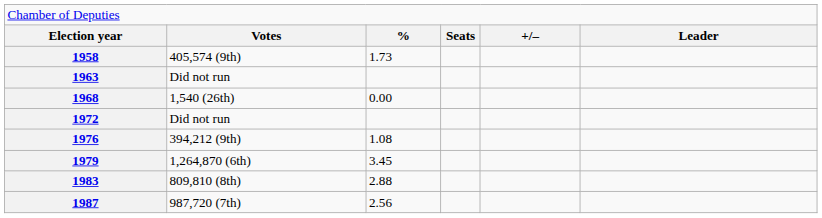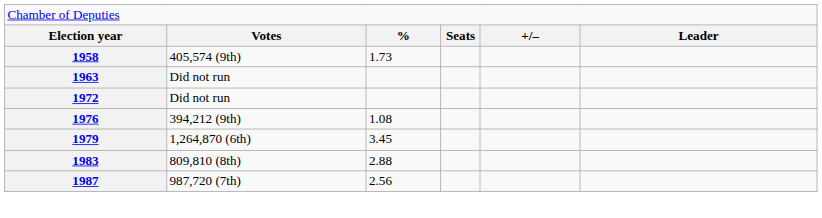- row: (85, 98)
